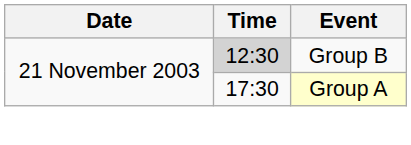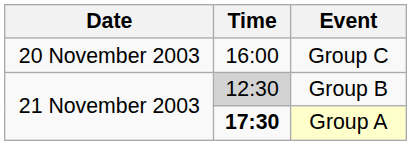+ row: (348, 55)
(252, 88) normal -> (252, 122) bold
